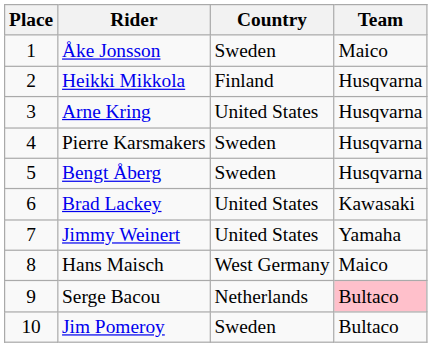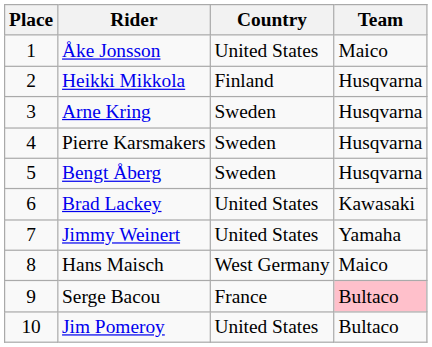(245, 50) Sweden -> (266, 50) United States
(266, 111) United States -> (245, 111) Sweden
(261, 296) Netherlands -> (241, 296) France
(245, 326) Sweden -> (266, 326) United States
